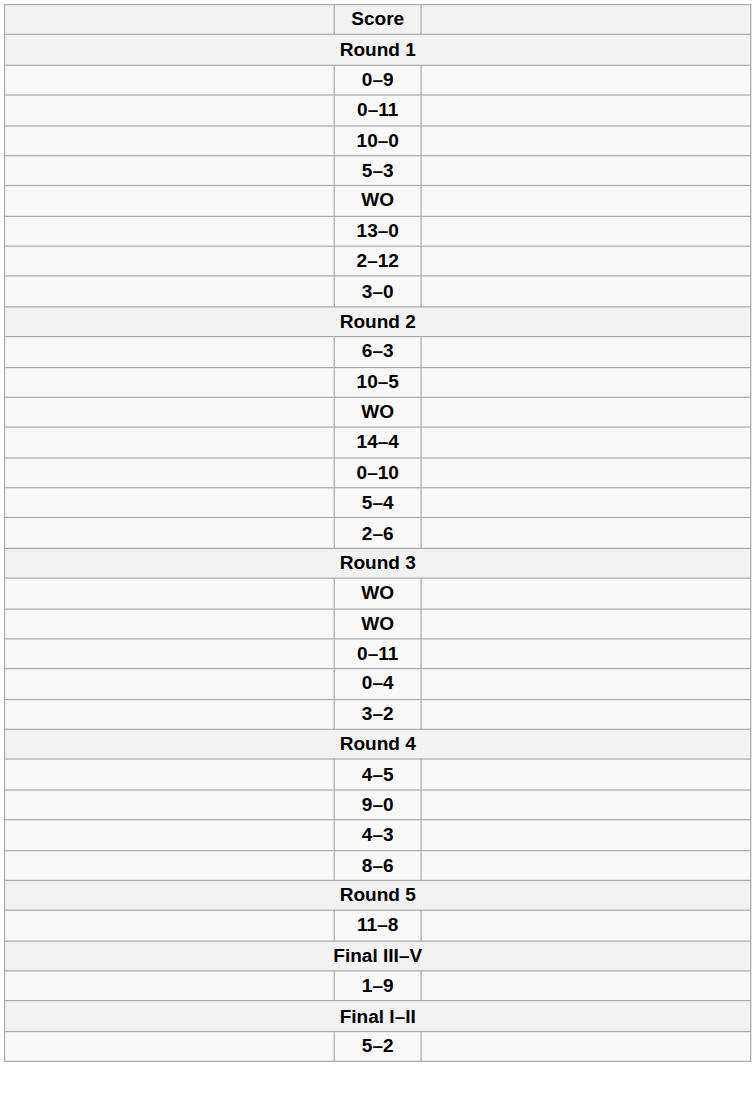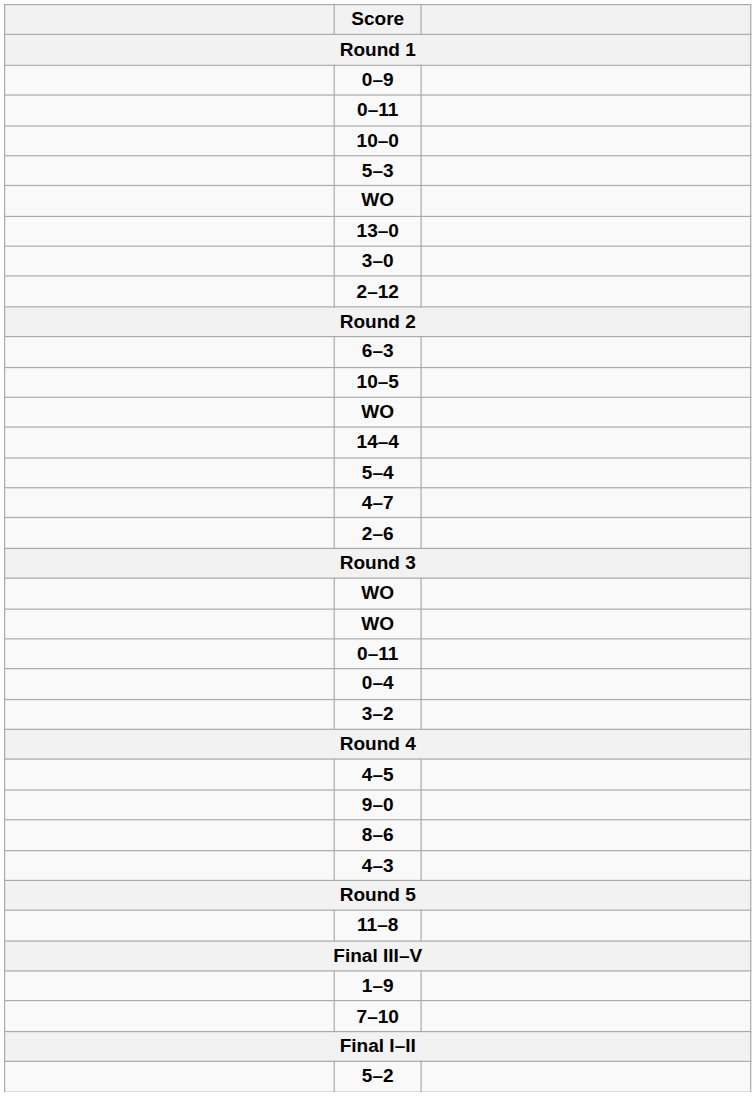rows swapped: (170, 291) <-> (170, 261)
- row: (170, 473)
+ row: (170, 503)
rows swapped: (170, 865) <-> (170, 835)
+ row: (170, 1016)
